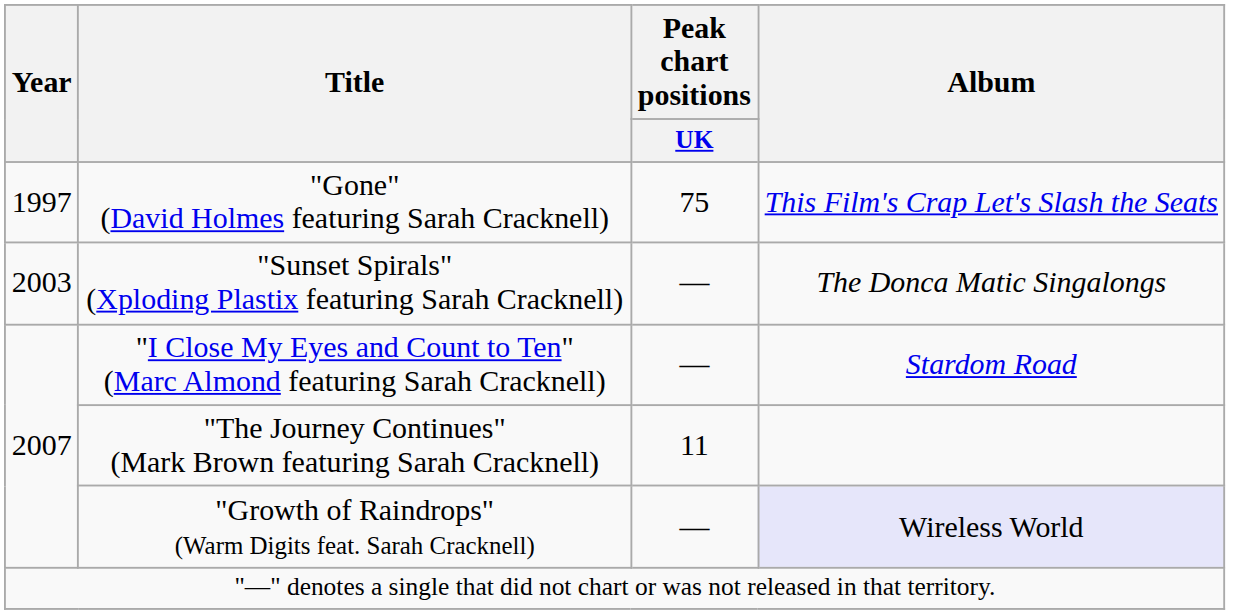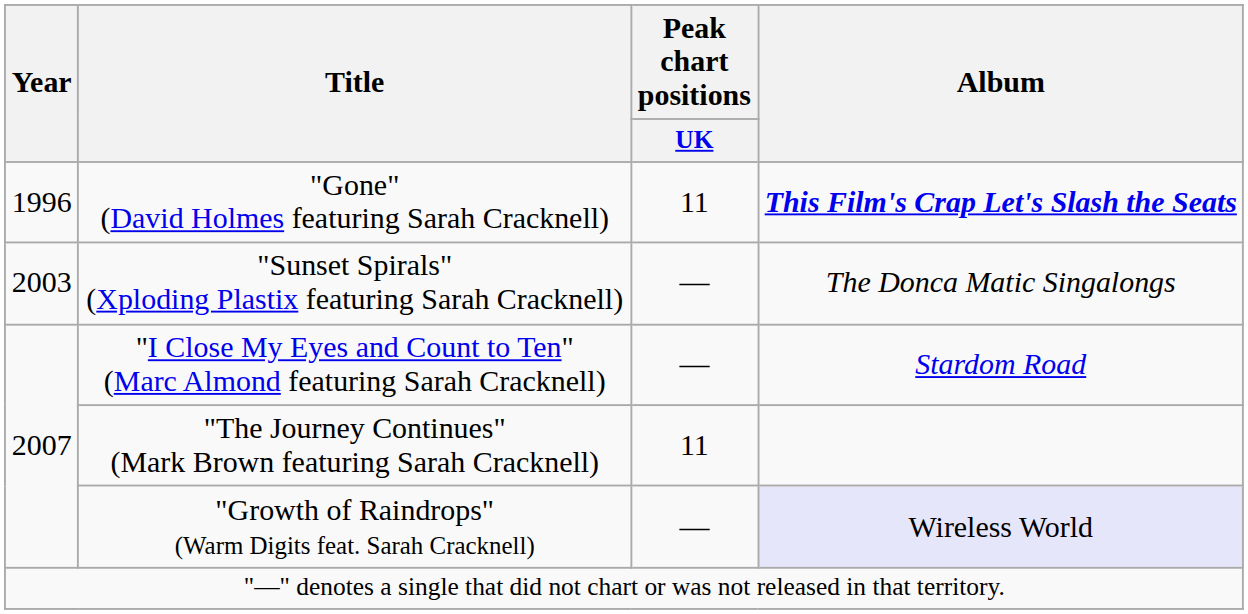(42, 201) 1997 -> (42, 201) 1996
(694, 201) 75 -> (694, 201) 11
(991, 201) normal -> (1001, 201) bold
